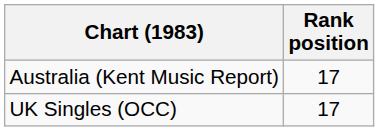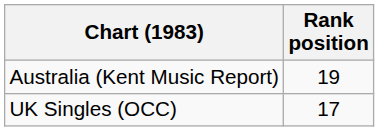(329, 76) 17 -> (329, 76) 19
